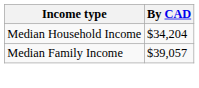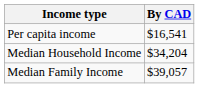+ row: (51, 33)
